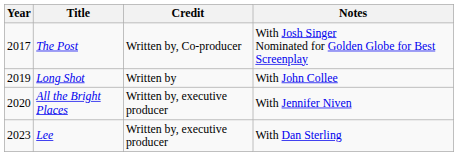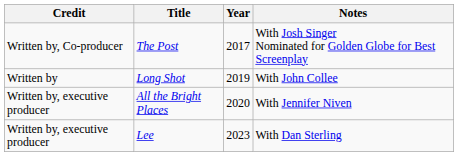columns swapped: (19, 13) <-> (188, 13)
